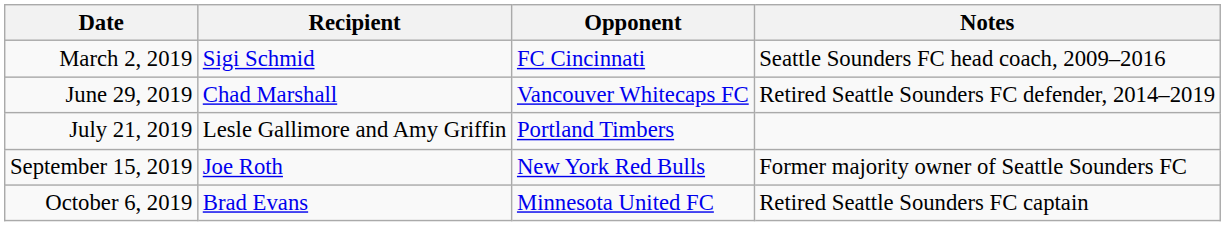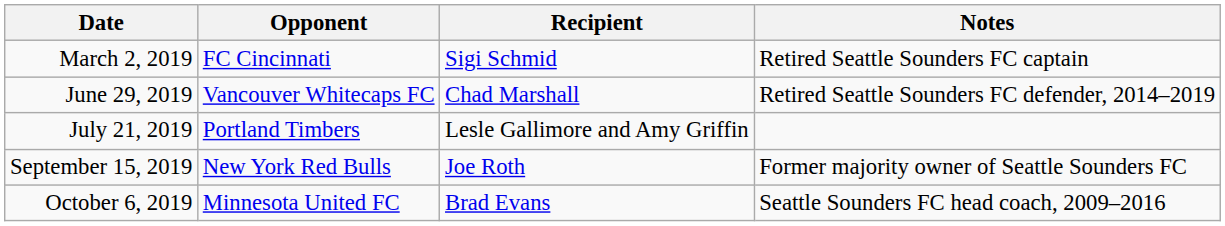columns swapped: (633, 22) <-> (355, 22)
(962, 58) Seattle Sounders FC head coach, 2009–2016 -> (924, 58) Retired Seattle Sounders FC captain
(924, 202) Retired Seattle Sounders FC captain -> (962, 202) Seattle Sounders FC head coach, 2009–2016
